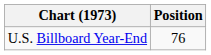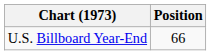(178, 38) 76 -> (178, 38) 66
